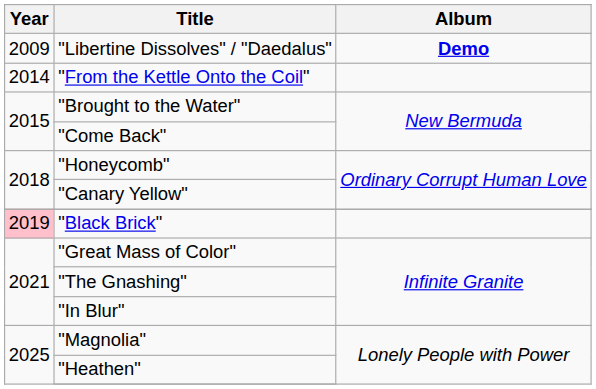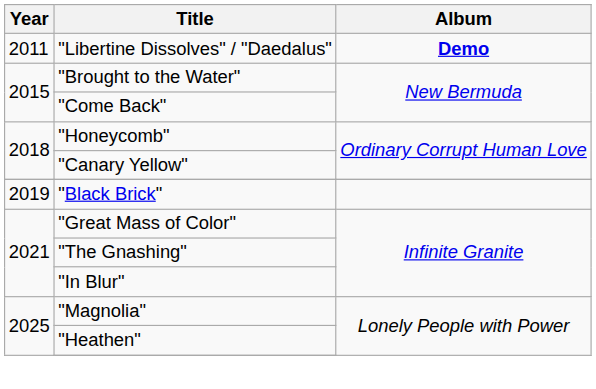(29, 48) 2009 -> (29, 48) 2011
- row: (184, 77)
(29, 223) pink background -> (29, 194) no background
